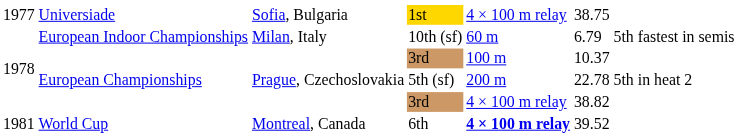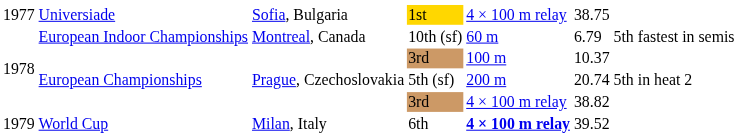(289, 36) Milan, Italy -> (309, 36) Montreal, Canada
(592, 80) 22.78 -> (592, 80) 20.74
(19, 123) 1981 -> (19, 123) 1979
(309, 123) Montreal, Canada -> (289, 123) Milan, Italy
